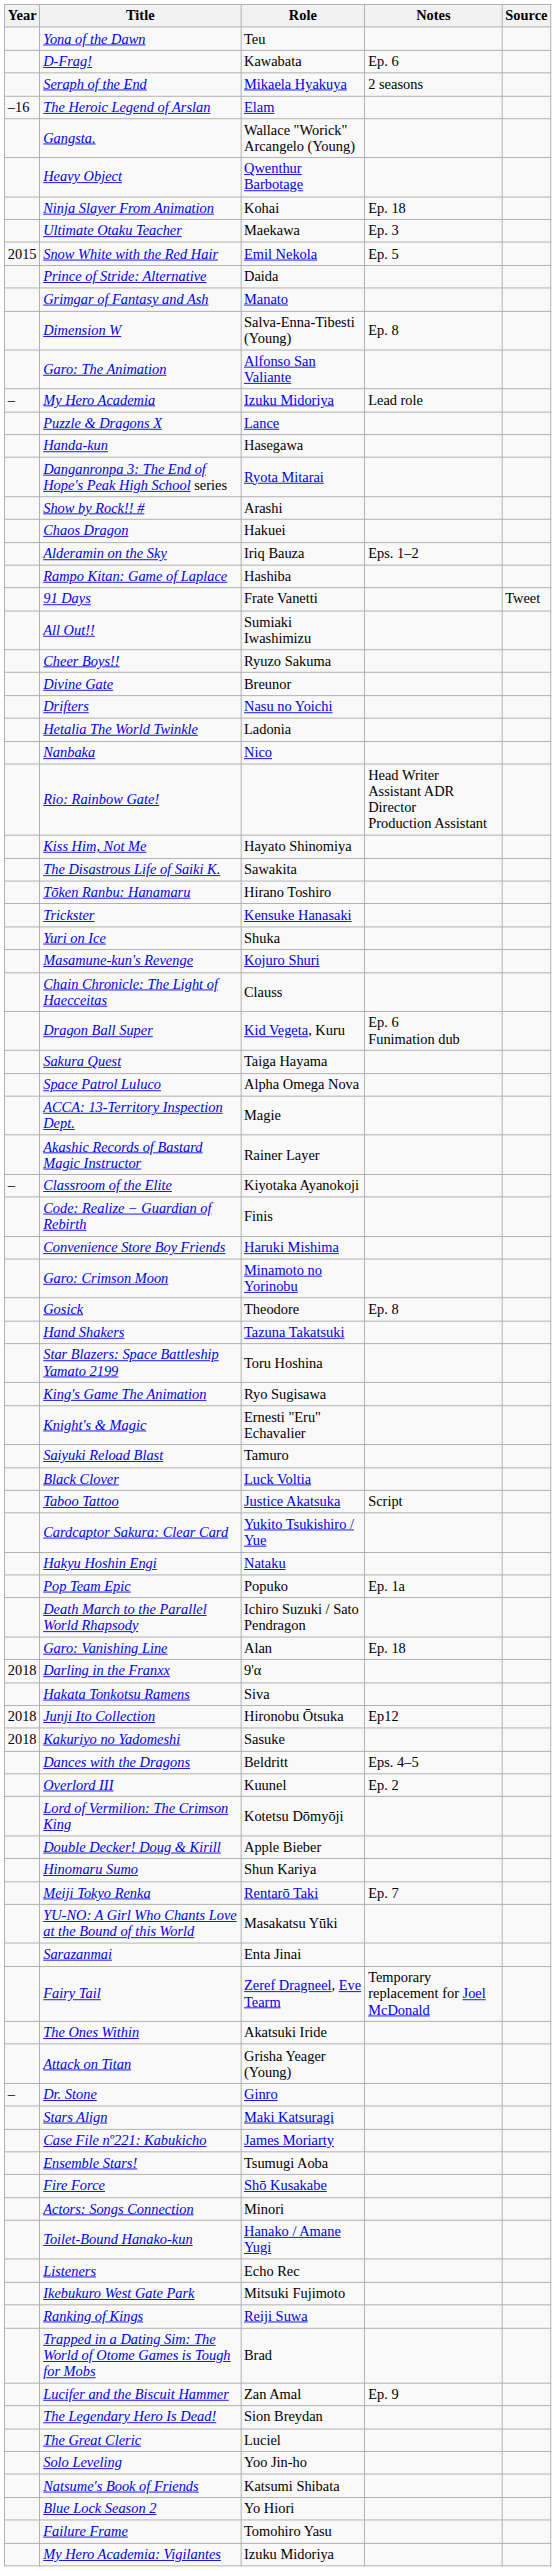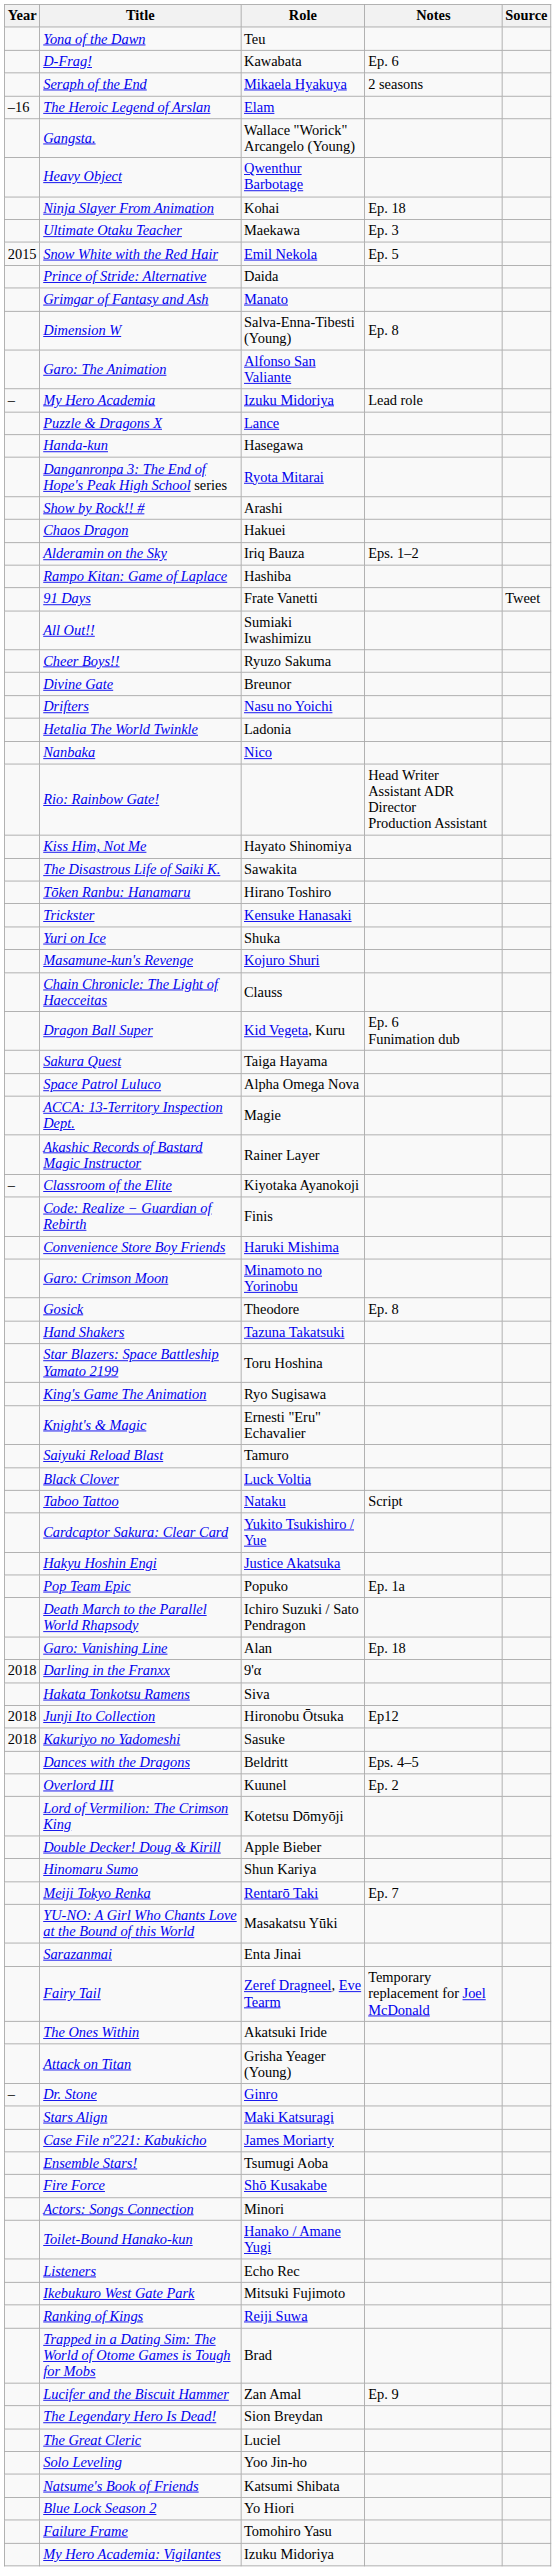(292, 1501) Justice Akatsuka -> (265, 1501) Nataku
(265, 1563) Nataku -> (292, 1563) Justice Akatsuka
